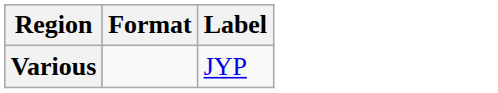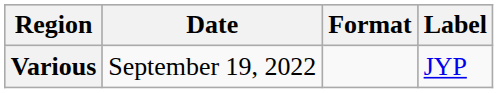+ column: (212, 25)
